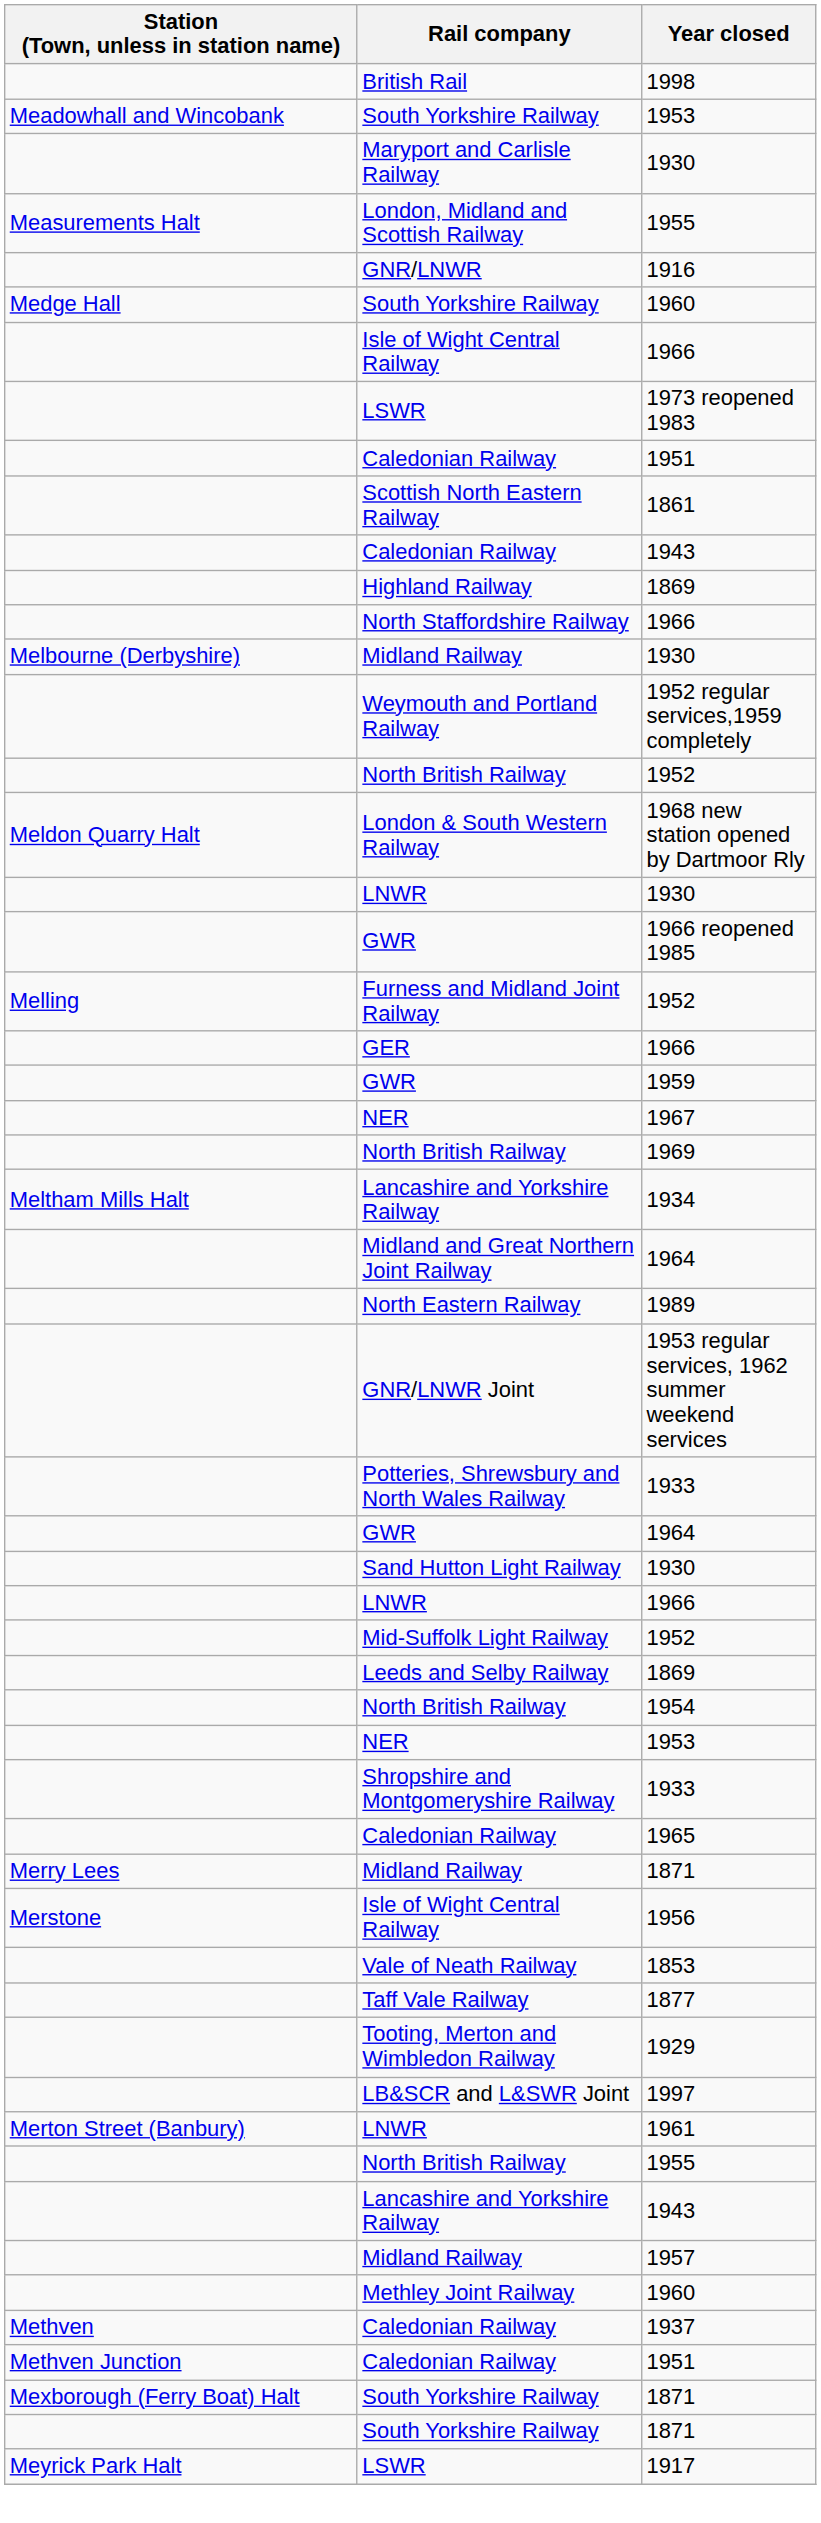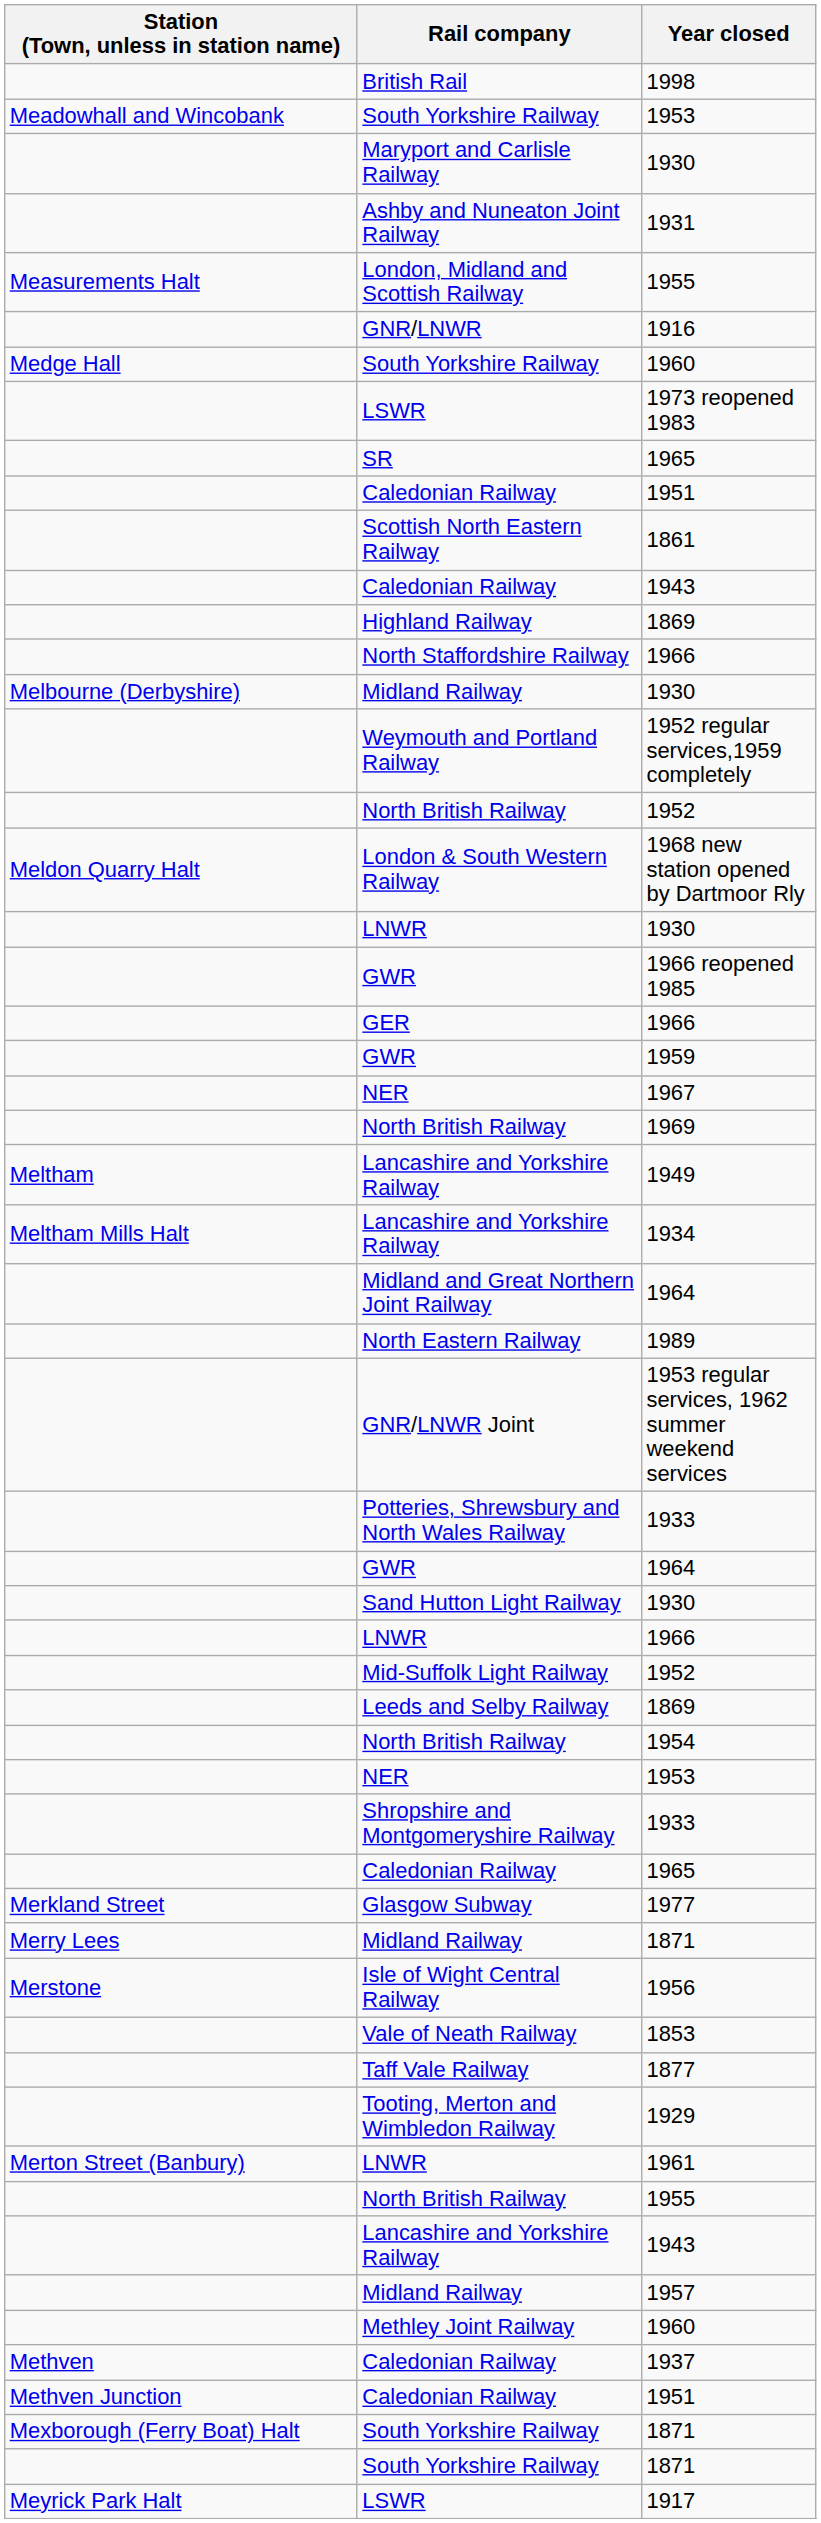+ row: (491, 222)
- row: (461, 351)
+ row: (378, 458)
- row: (491, 1000)
+ row: (485, 1174)
+ row: (447, 1905)
- row: (496, 2094)
